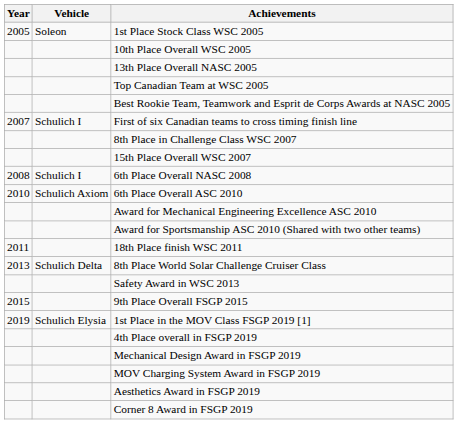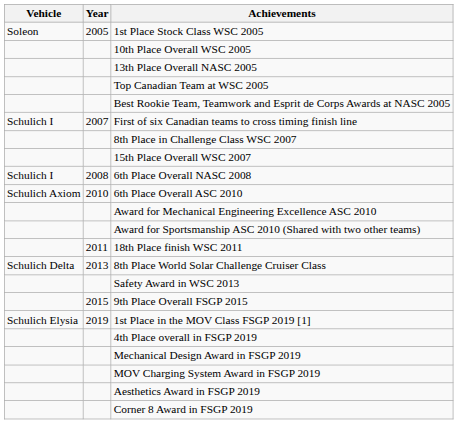columns swapped: (18, 13) <-> (72, 13)
